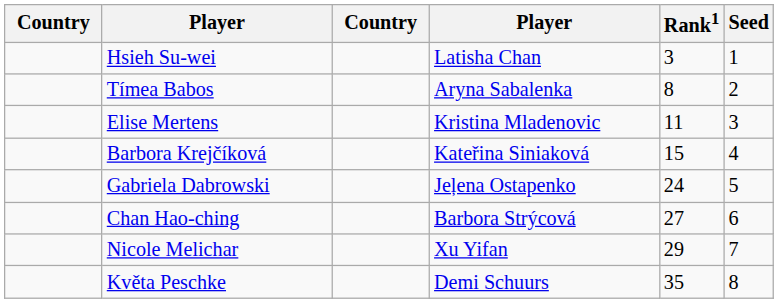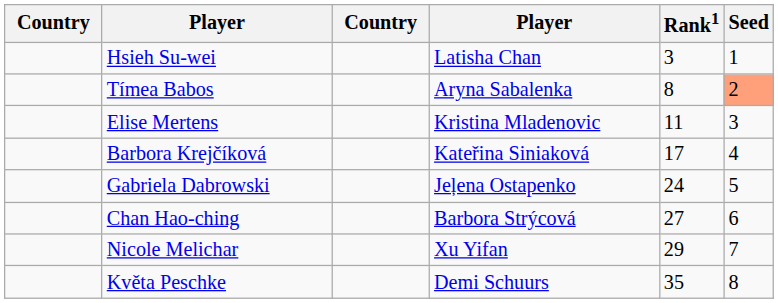(734, 89) no background -> (734, 89) lightsalmon background
(674, 153) 15 -> (674, 153) 17
